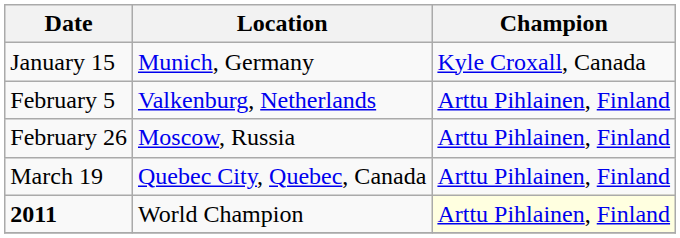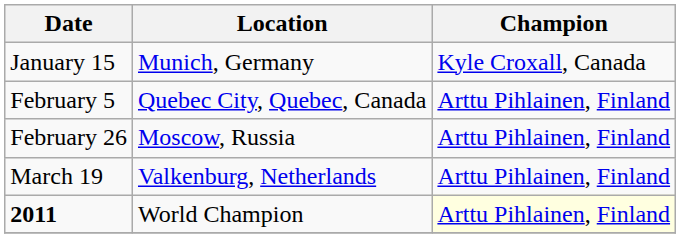(257, 99) Valkenburg, Netherlands -> (282, 99) Quebec City, Quebec, Canada
(282, 175) Quebec City, Quebec, Canada -> (257, 175) Valkenburg, Netherlands
